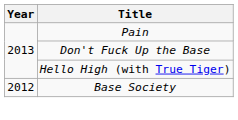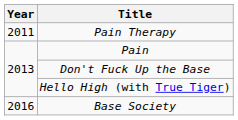+ row: (135, 32)
(21, 87) 2012 -> (21, 106) 2016
